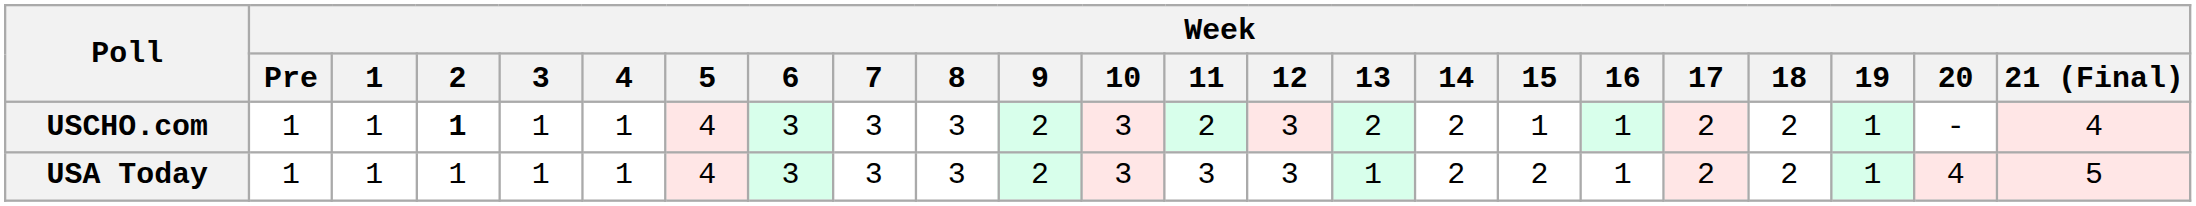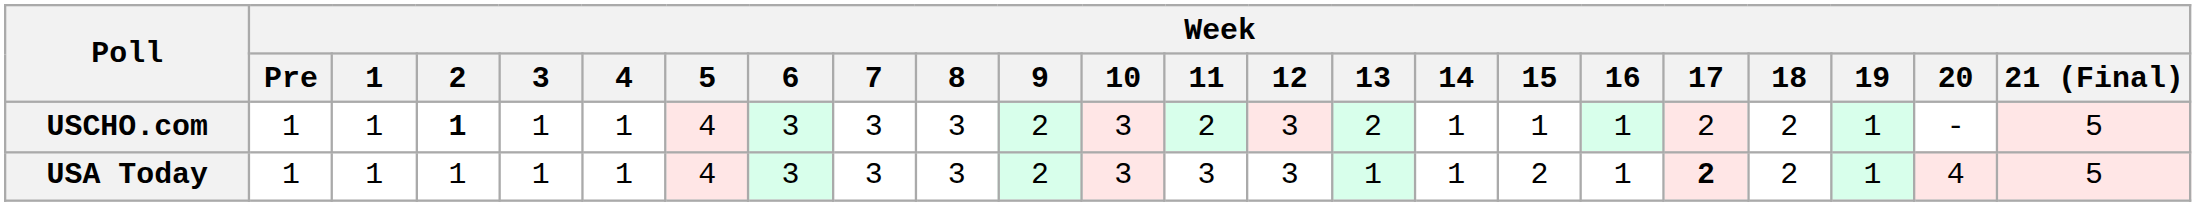(1456, 127) 2 -> (1456, 127) 1
(2094, 127) 4 -> (2094, 127) 5
(1456, 176) 2 -> (1456, 176) 1
(1706, 176) normal -> (1706, 176) bold
